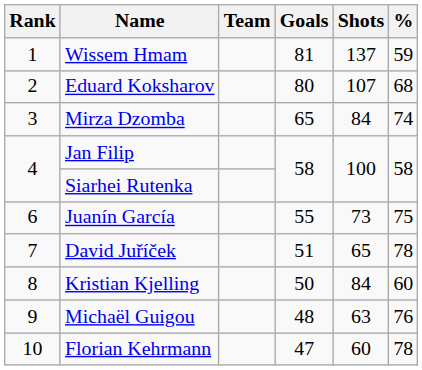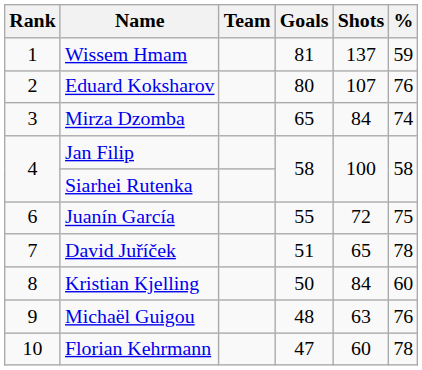(403, 86) 68 -> (403, 86) 76
(361, 217) 73 -> (361, 217) 72
